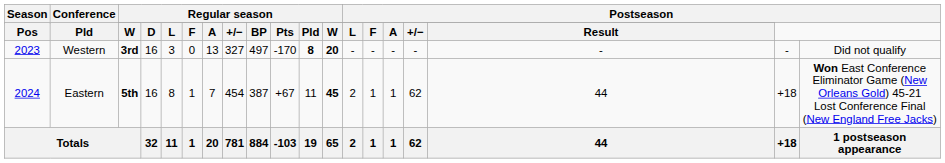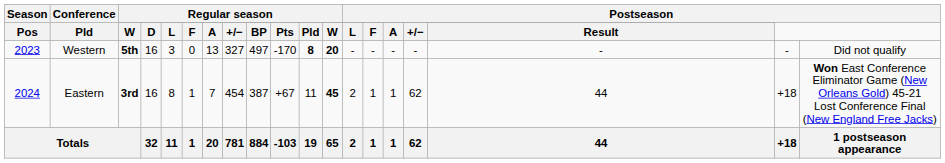(130, 50) 3rd -> (130, 50) 5th
(130, 93) 5th -> (130, 93) 3rd
